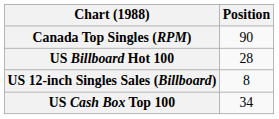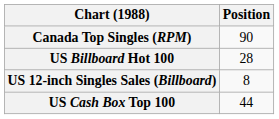(246, 102) 34 -> (246, 102) 44
